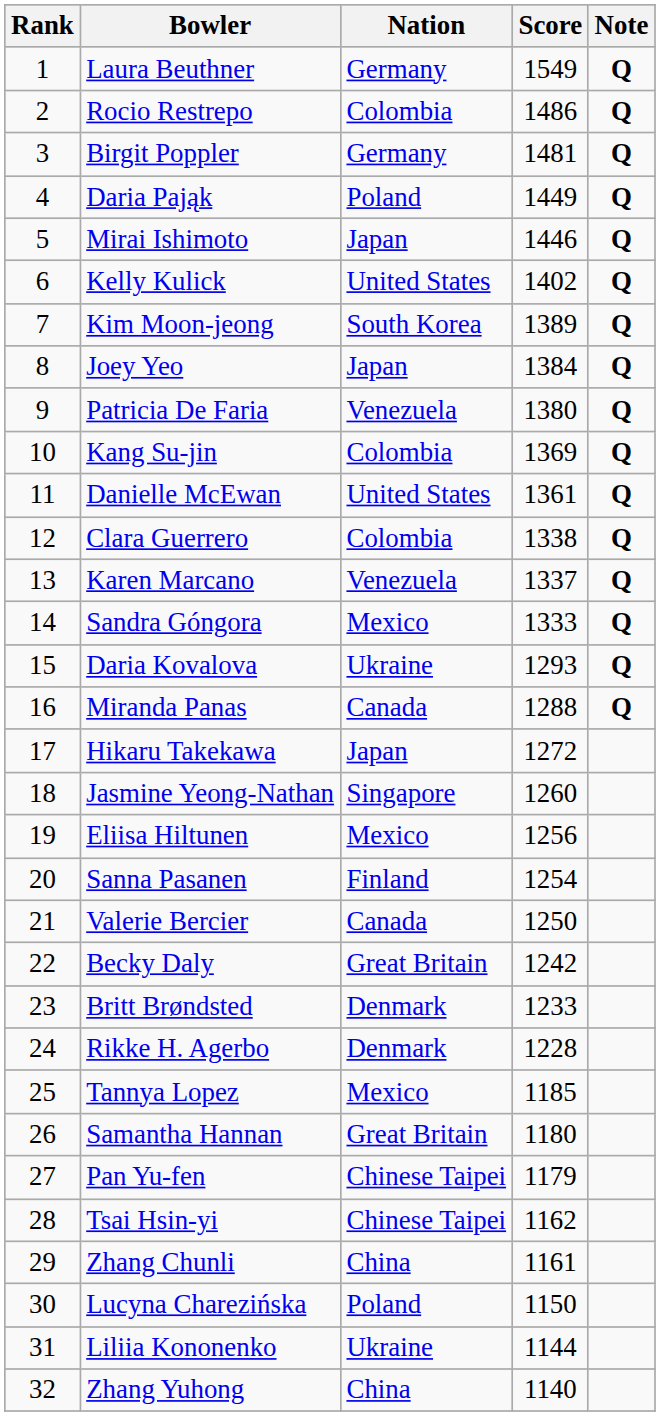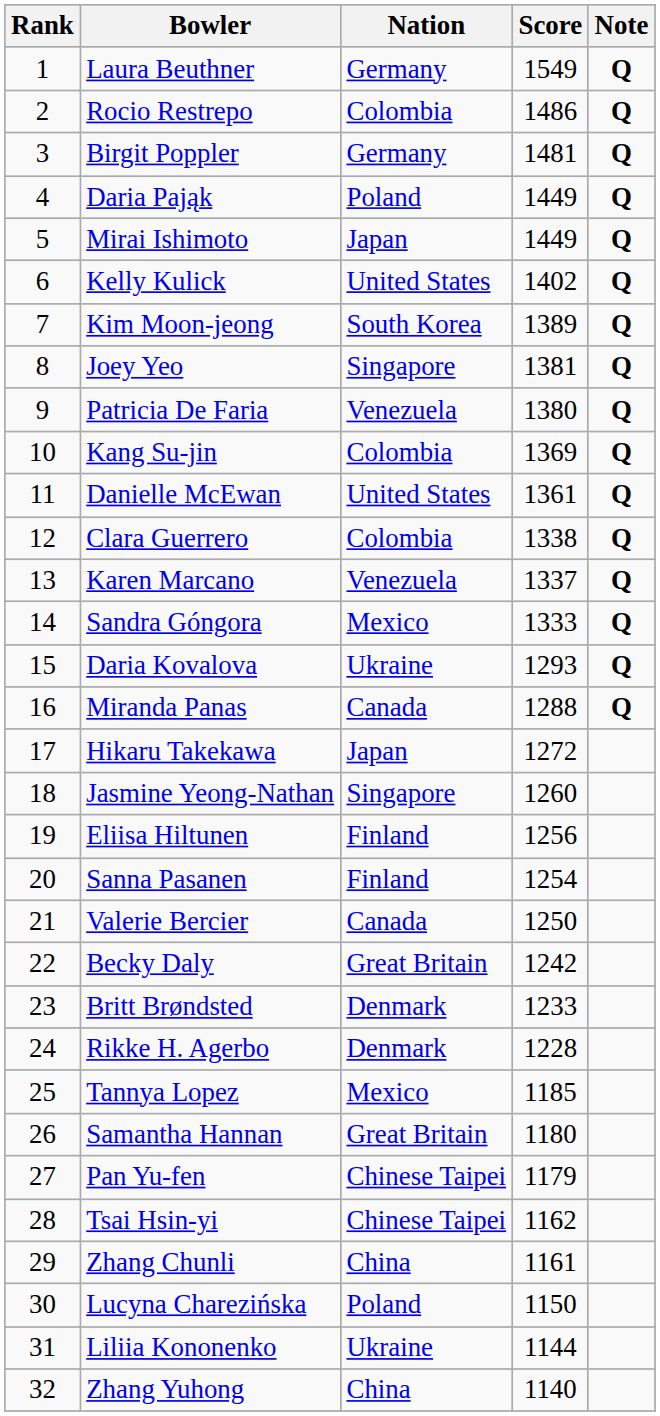(550, 238) 1446 -> (550, 238) 1449
(377, 366) Japan -> (401, 366) Singapore
(550, 366) 1384 -> (550, 366) 1381
(388, 835) Mexico -> (388, 835) Finland
